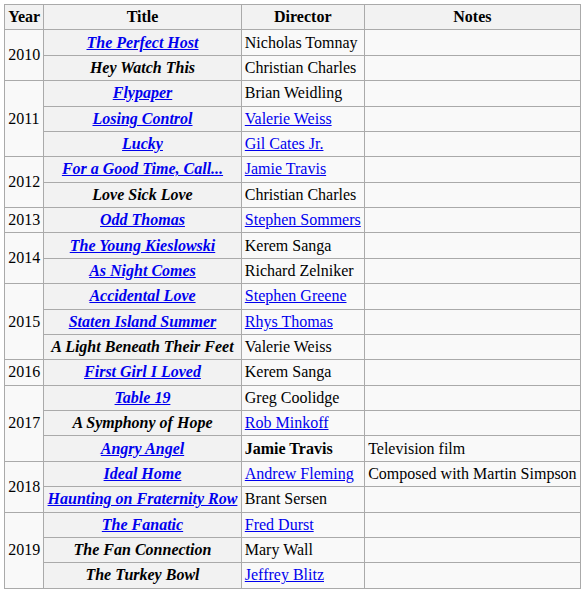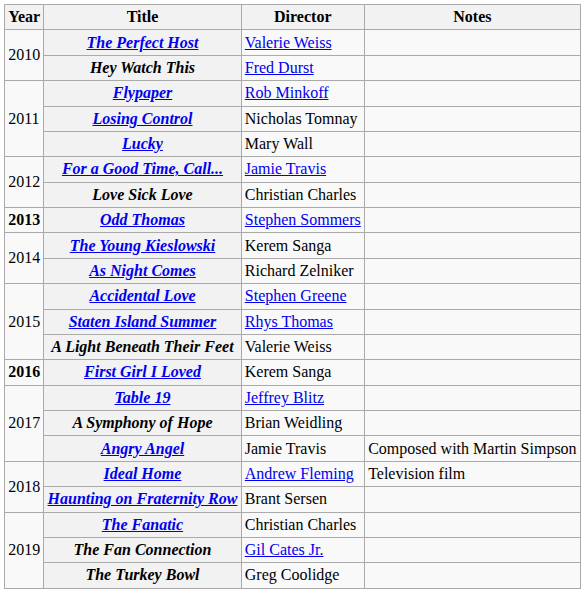(301, 42) Nicholas Tomnay -> (288, 42) Valerie Weiss
(301, 67) Christian Charles -> (279, 67) Fred Durst
(294, 93) Brian Weidling -> (287, 93) Rob Minkoff
(288, 118) Valerie Weiss -> (301, 118) Nicholas Tomnay
(284, 144) Gil Cates Jr. -> (279, 144) Mary Wall
(24, 220) normal -> (24, 220) bold
(24, 372) normal -> (24, 372) bold
(292, 397) Greg Coolidge -> (284, 397) Jeffrey Blitz
(287, 423) Rob Minkoff -> (294, 423) Brian Weidling
(289, 448) bold -> (285, 448) normal
(417, 448) Television film -> (472, 448) Composed with Martin Simpson
(472, 473) Composed with Martin Simpson -> (417, 473) Television film
(279, 524) Fred Durst -> (301, 524) Christian Charles
(279, 550) Mary Wall -> (284, 550) Gil Cates Jr.
(284, 575) Jeffrey Blitz -> (292, 575) Greg Coolidge
